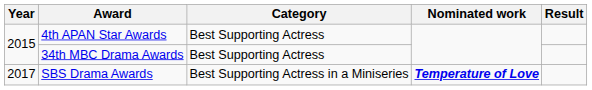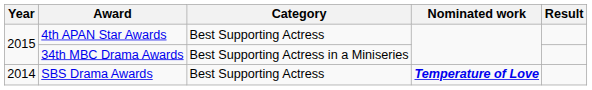(257, 54) Best Supporting Actress -> (299, 54) Best Supporting Actress in a Miniseries
(21, 74) 2017 -> (21, 74) 2014
(299, 74) Best Supporting Actress in a Miniseries -> (257, 74) Best Supporting Actress
